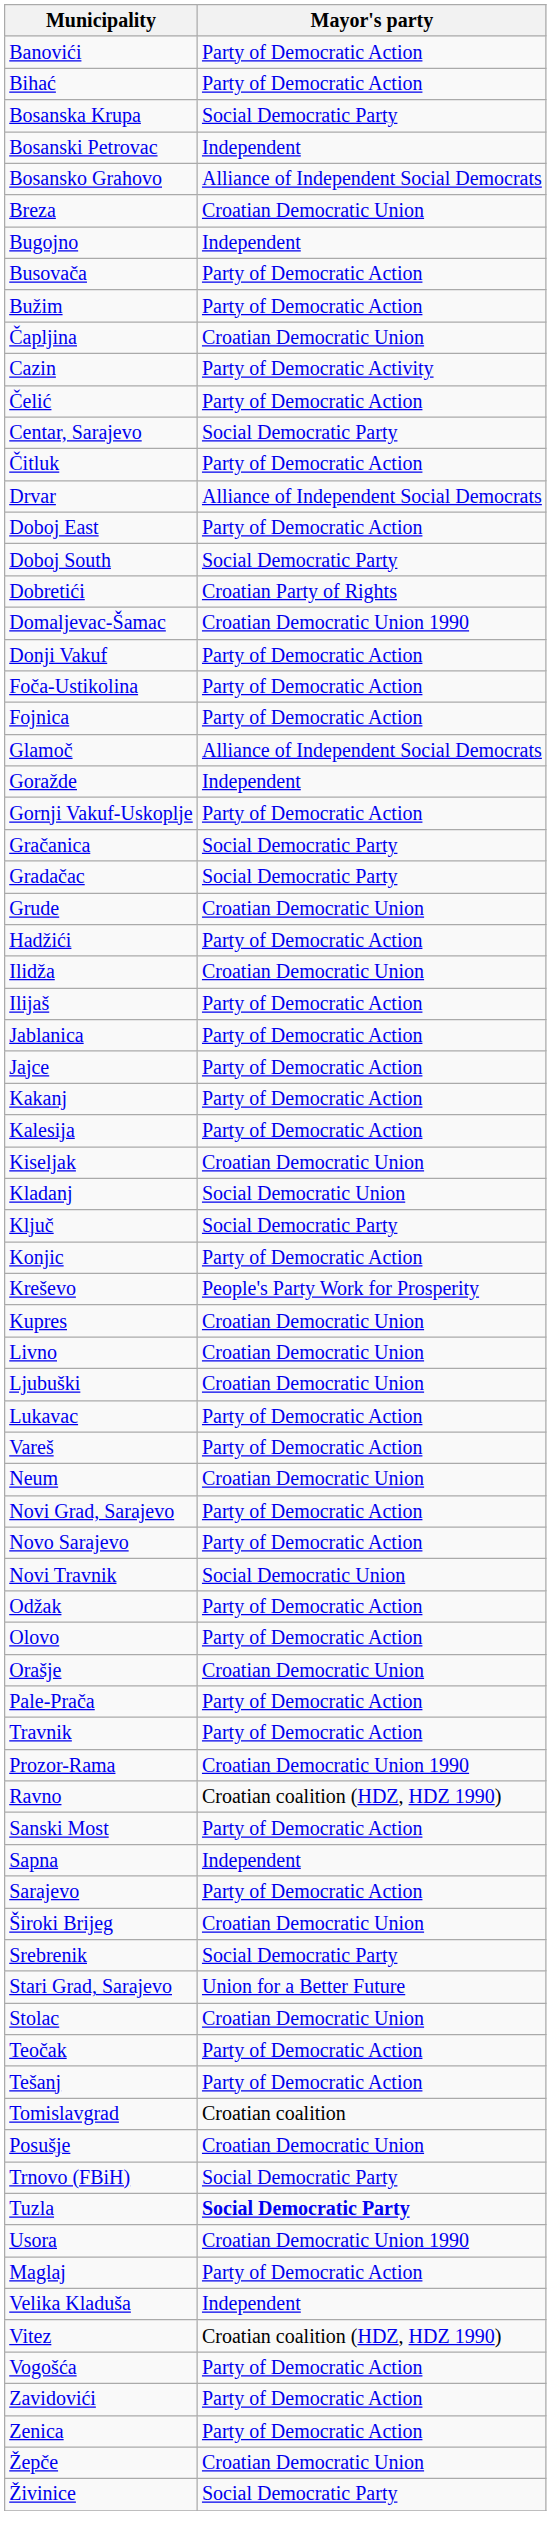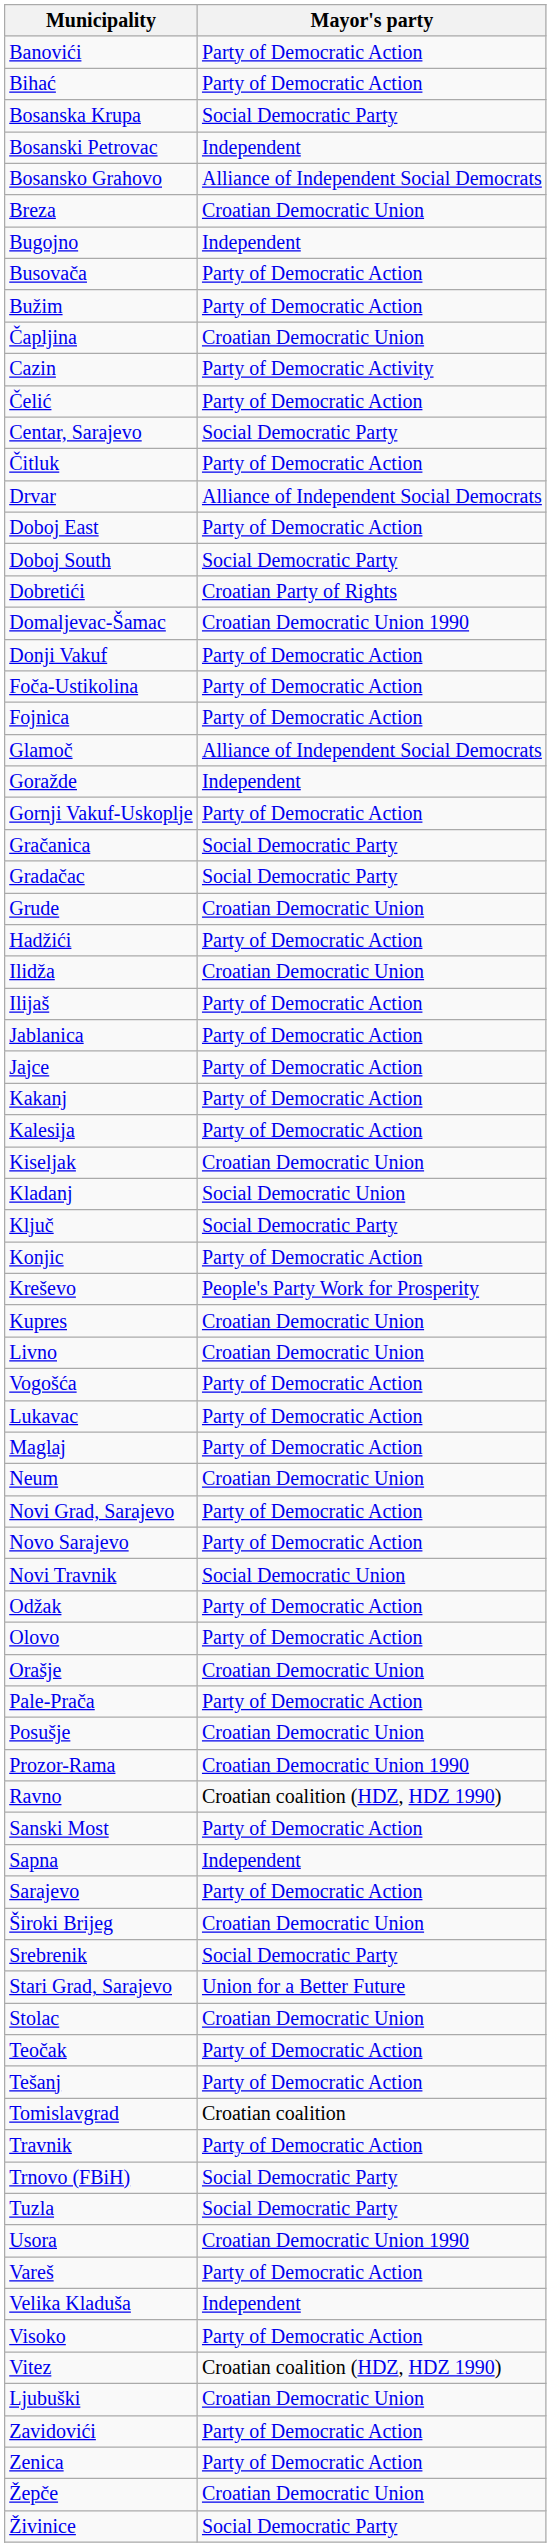rows swapped: (45, 1384) <-> (43, 2367)
rows swapped: (38, 2272) <-> (31, 1447)
rows swapped: (40, 2145) <-> (41, 1733)
(306, 2208) bold -> (300, 2208) normal
+ row: (38, 2335)
